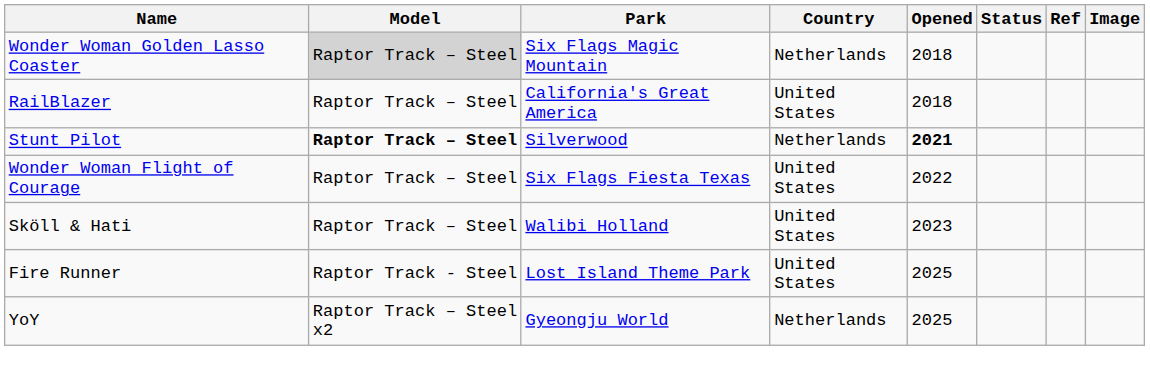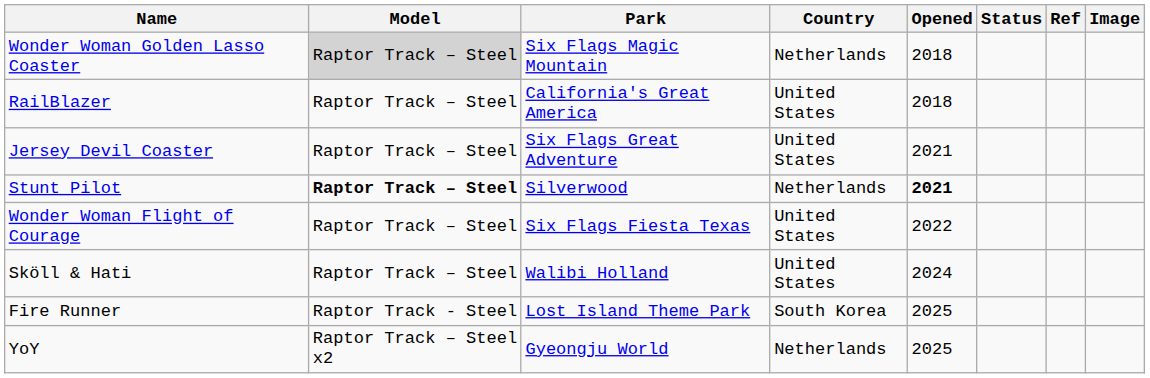+ row: (111, 151)
(932, 226) 2023 -> (932, 273) 2024
(805, 273) United States -> (830, 311) South Korea
